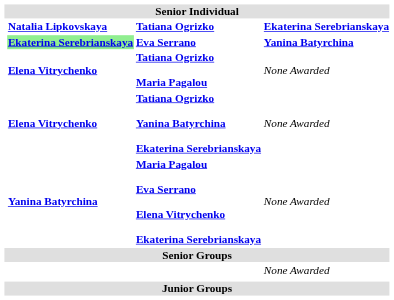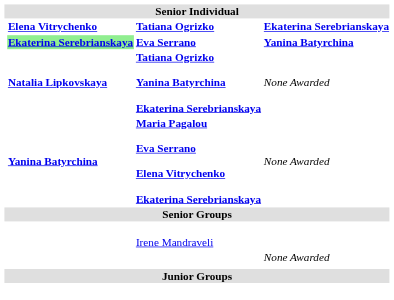(58, 26) Natalia Lipkovskaya -> (53, 26) Elena Vitrychenko
- row: (175, 70)
(53, 123) Elena Vitrychenko -> (58, 82) Natalia Lipkovskaya
+ row: (175, 242)
